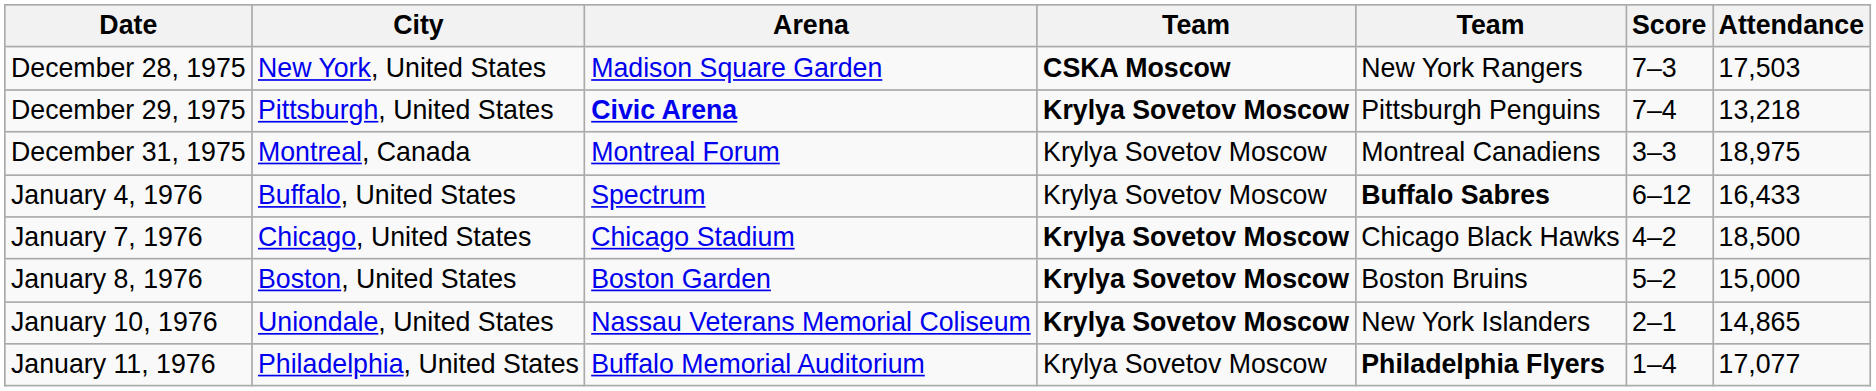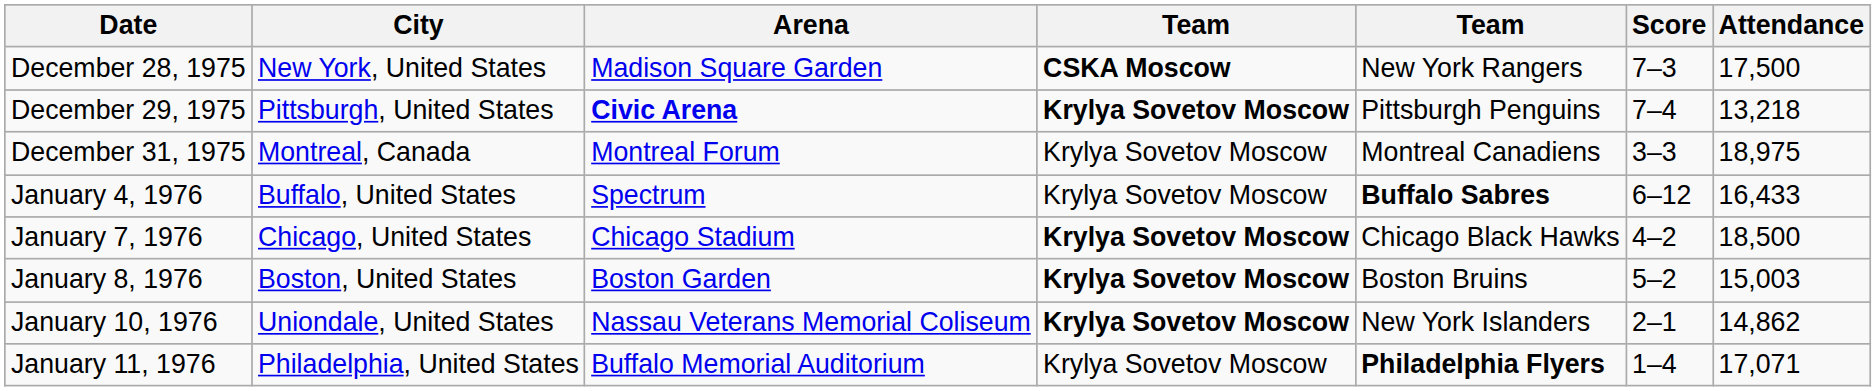(1759, 68) 17,503 -> (1759, 68) 17,500
(1759, 279) 15,000 -> (1759, 279) 15,003
(1759, 322) 14,865 -> (1759, 322) 14,862
(1759, 364) 17,077 -> (1759, 364) 17,071
